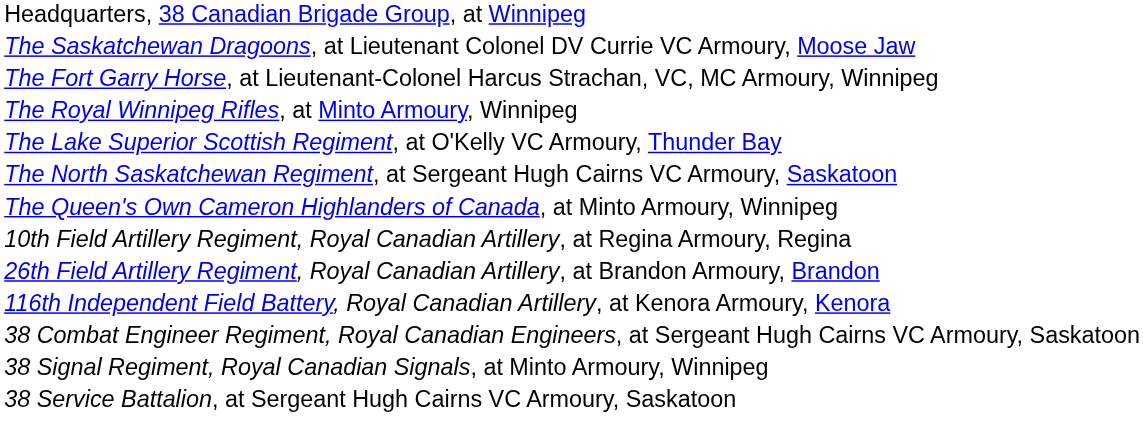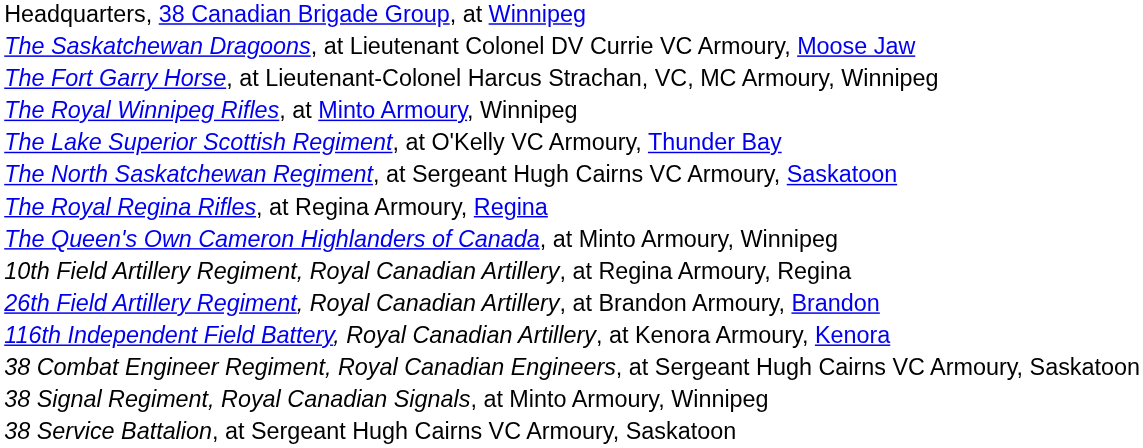+ row: (276, 207)
